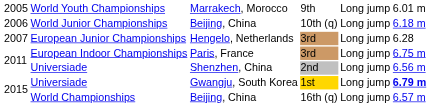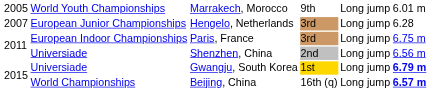- row: (99, 23)
(409, 97) normal -> (410, 82) bold
